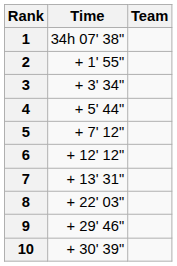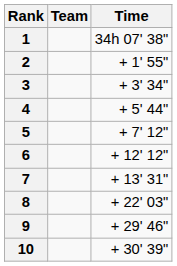columns swapped: (150, 16) <-> (87, 16)
